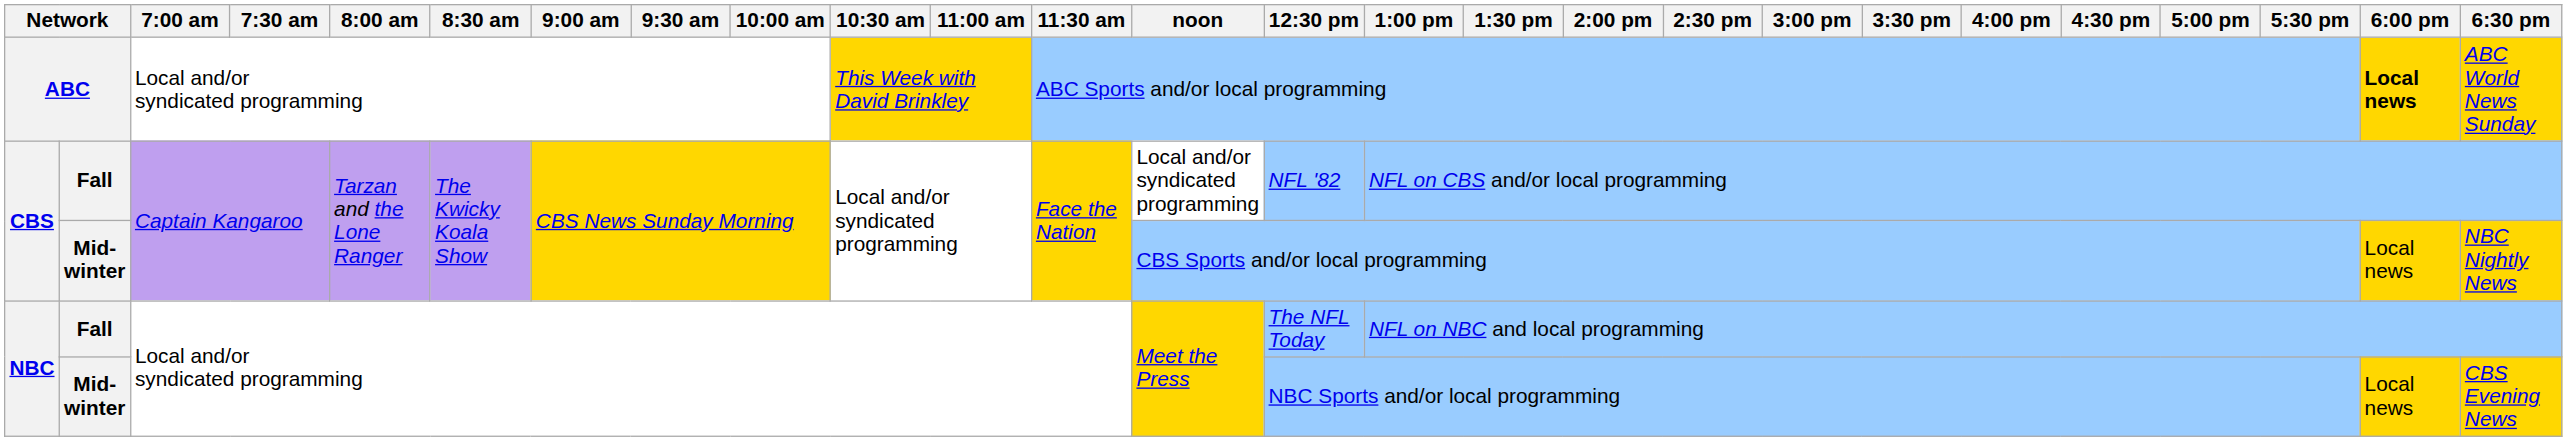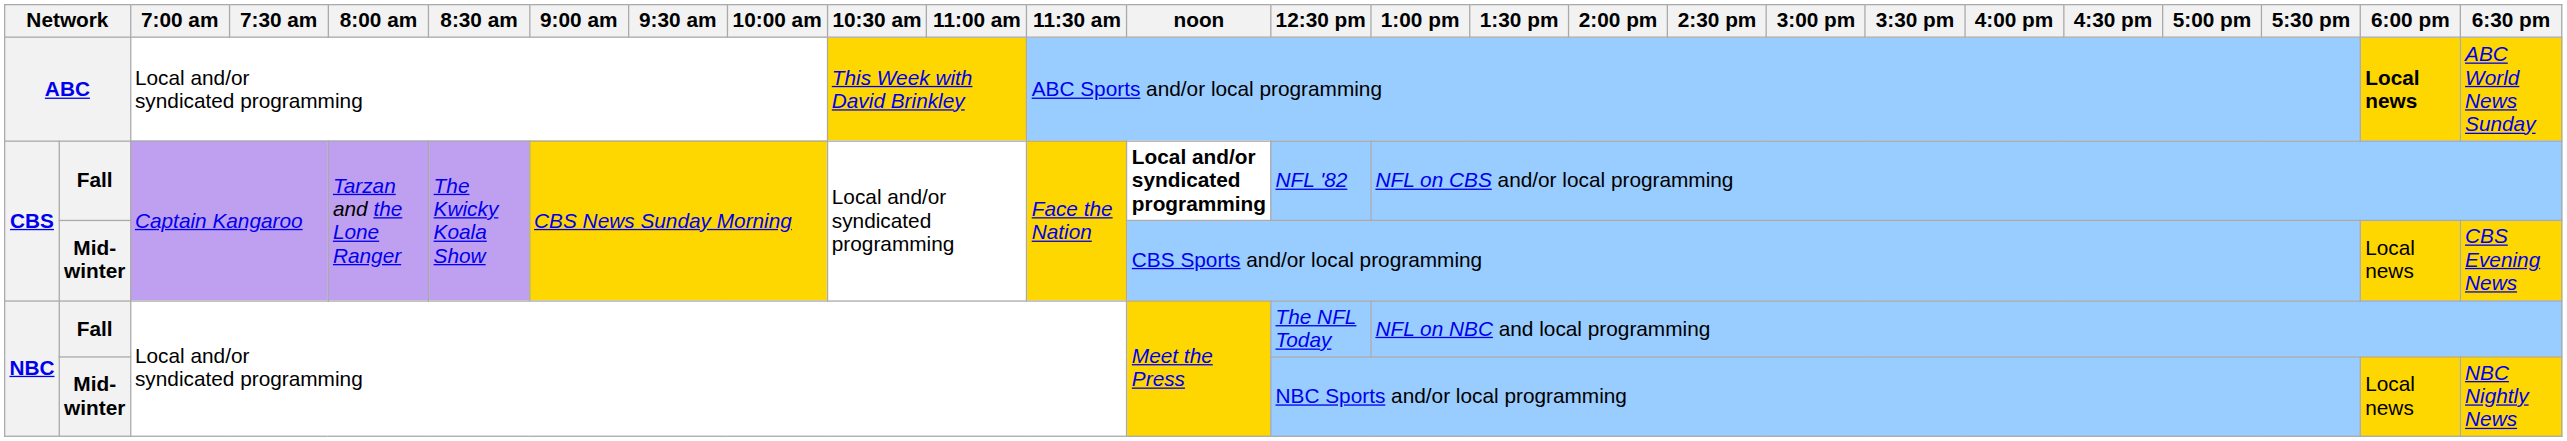(1198, 180) normal -> (1199, 180) bold
(2497, 260) NBC Nightly News -> (2503, 260) CBS Evening News
(2502, 396) CBS Evening News -> (2497, 396) NBC Nightly News
